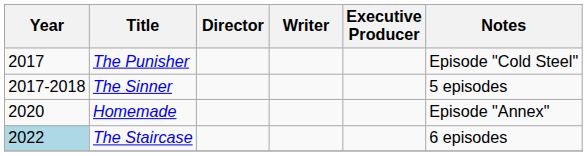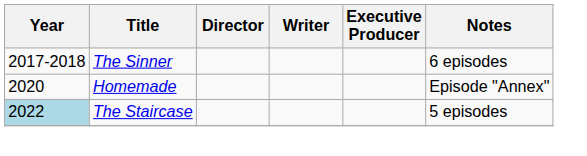- row: (141, 61)
(468, 86) 5 episodes -> (468, 61) 6 episodes
(468, 138) 6 episodes -> (468, 112) 5 episodes
